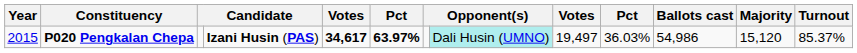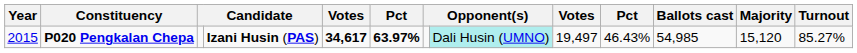(627, 37) 36.03% -> (627, 37) 46.43%
(678, 37) 54,986 -> (678, 37) 54,985
(822, 37) 85.37% -> (822, 37) 85.27%
